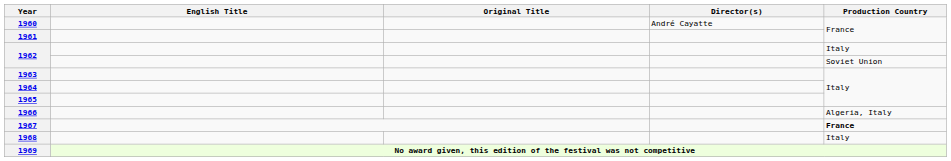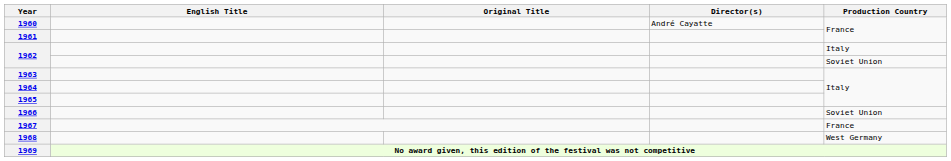(859, 112) Algeria, Italy -> (854, 112) Soviet Union
(840, 125) bold -> (840, 125) normal
(838, 138) Italy -> (854, 138) West Germany
